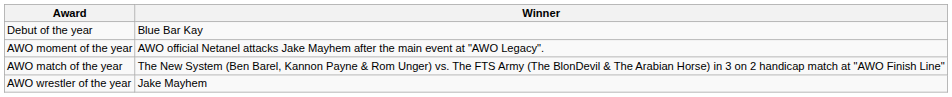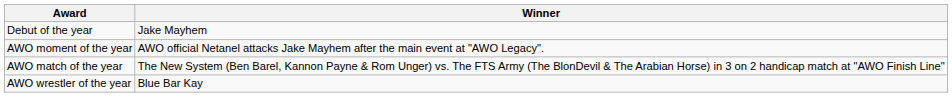(170, 30) Blue Bar Kay -> (172, 30) Jake Mayhem
(172, 83) Jake Mayhem -> (170, 83) Blue Bar Kay
